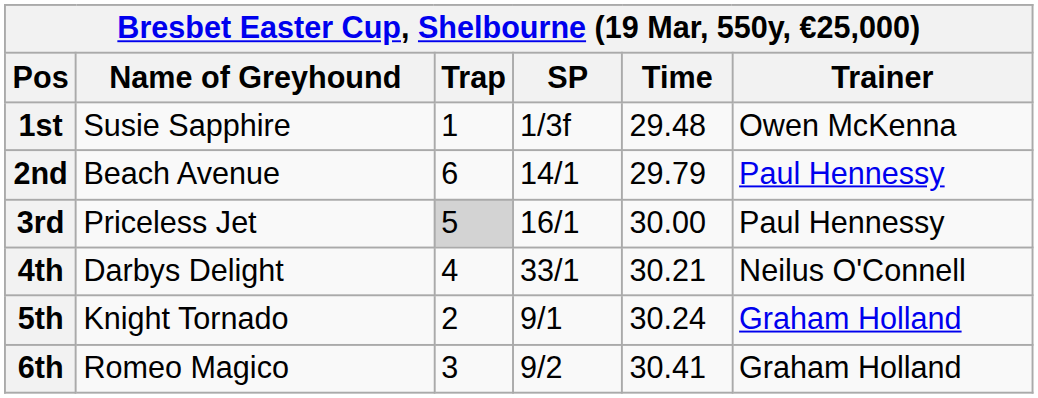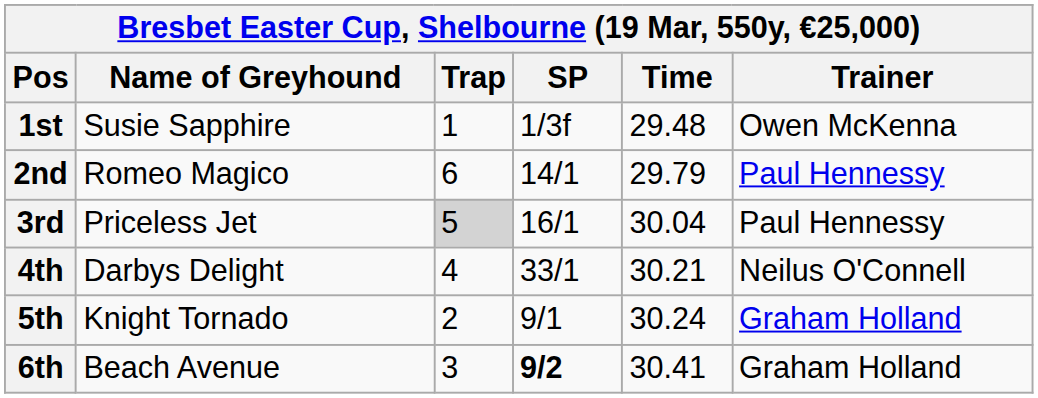(182, 174) Beach Avenue -> (186, 174) Romeo Magico
(668, 222) 30.00 -> (668, 222) 30.04
(186, 367) Romeo Magico -> (182, 367) Beach Avenue
(541, 367) normal -> (541, 367) bold
